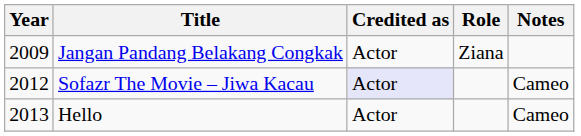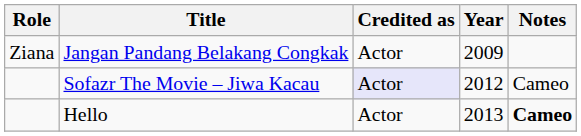columns swapped: (29, 20) <-> (481, 20)
(541, 114) normal -> (542, 114) bold
